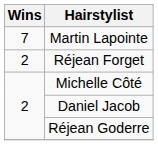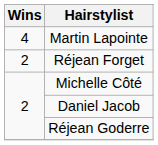(25, 38) 7 -> (25, 38) 4
